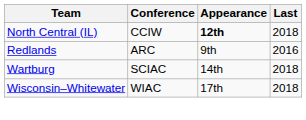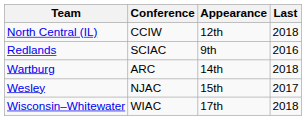(212, 32) bold -> (212, 32) normal
(143, 50) ARC -> (148, 50) SCIAC
(148, 69) SCIAC -> (143, 69) ARC
+ row: (26, 87)
